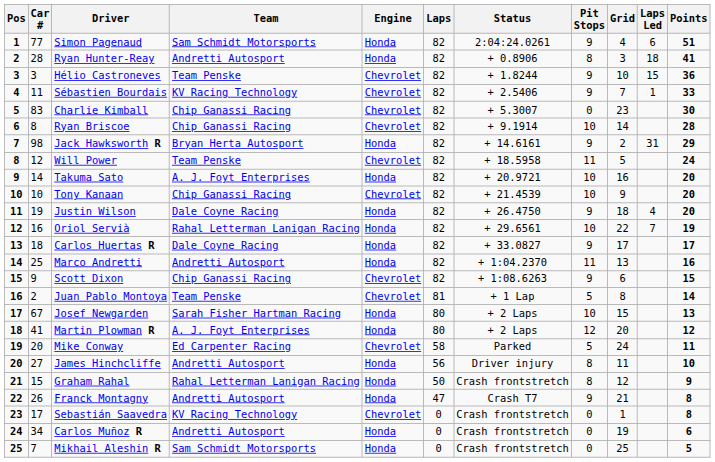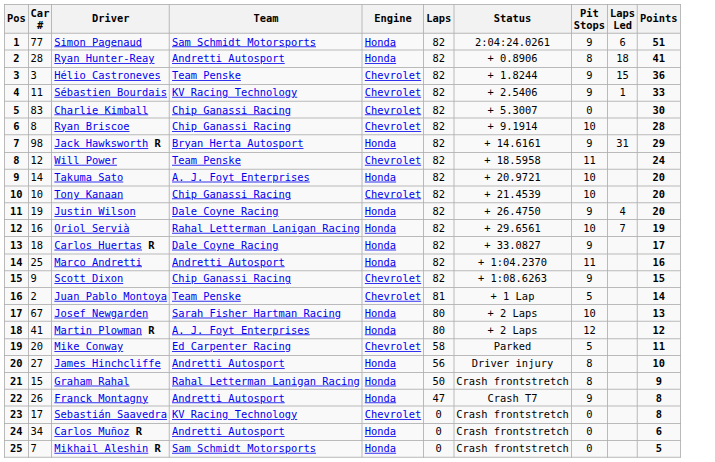- column: (623, 19)
